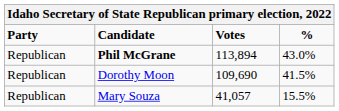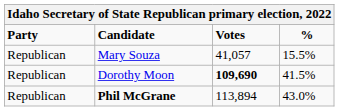rows swapped: (137, 55) <-> (129, 95)
(236, 75) normal -> (236, 75) bold
